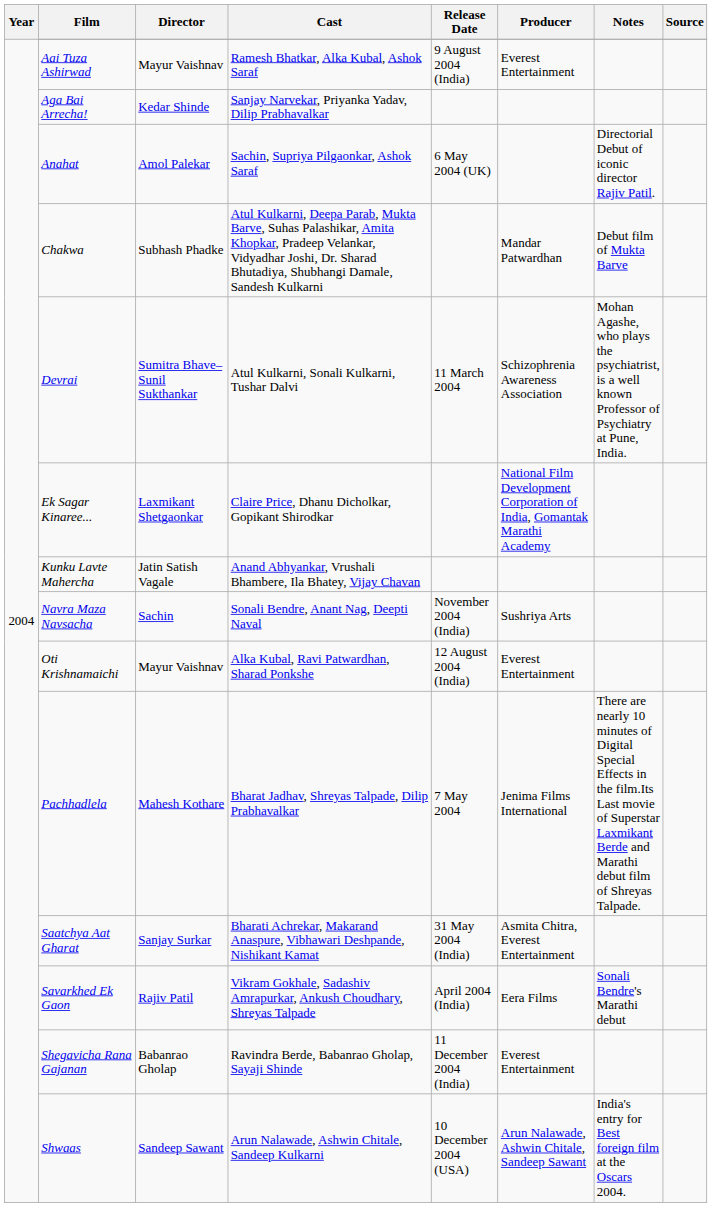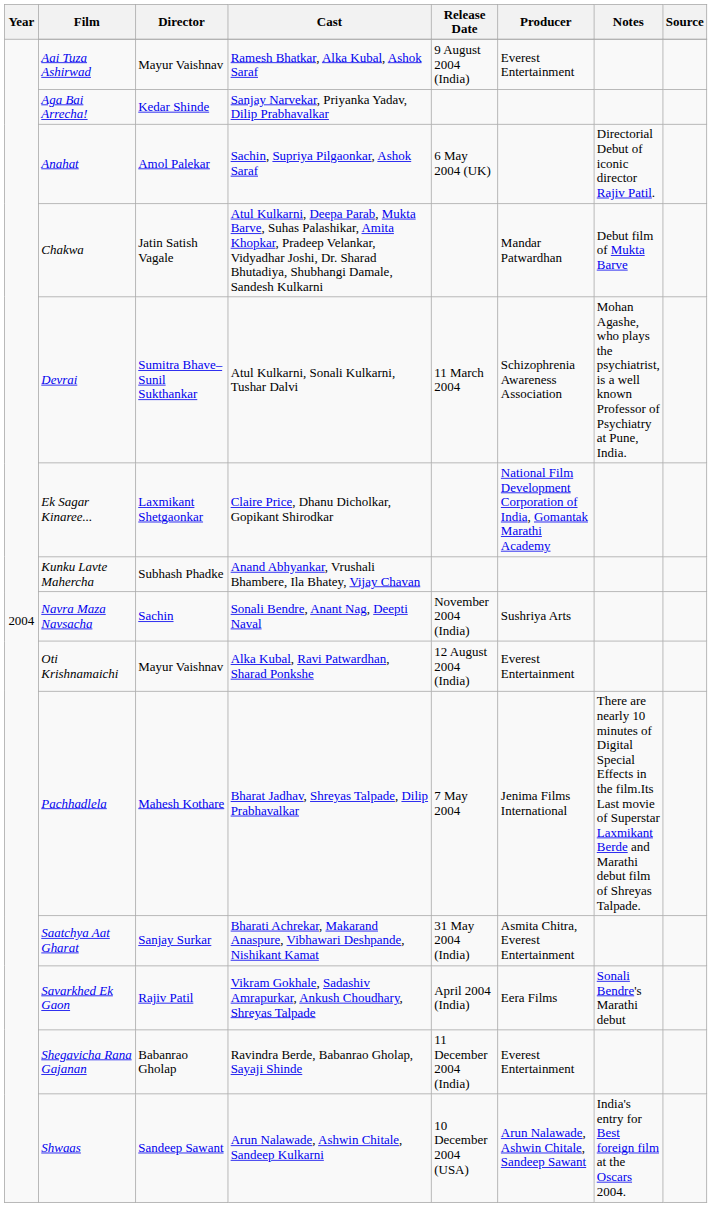(181, 250) Subhash Phadke -> (168, 250) Jatin Satish Vagale
(168, 574) Jatin Satish Vagale -> (181, 574) Subhash Phadke
